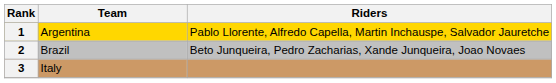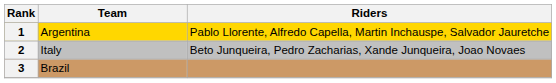(55, 50) Brazil -> (51, 50) Italy
(51, 68) Italy -> (55, 68) Brazil
